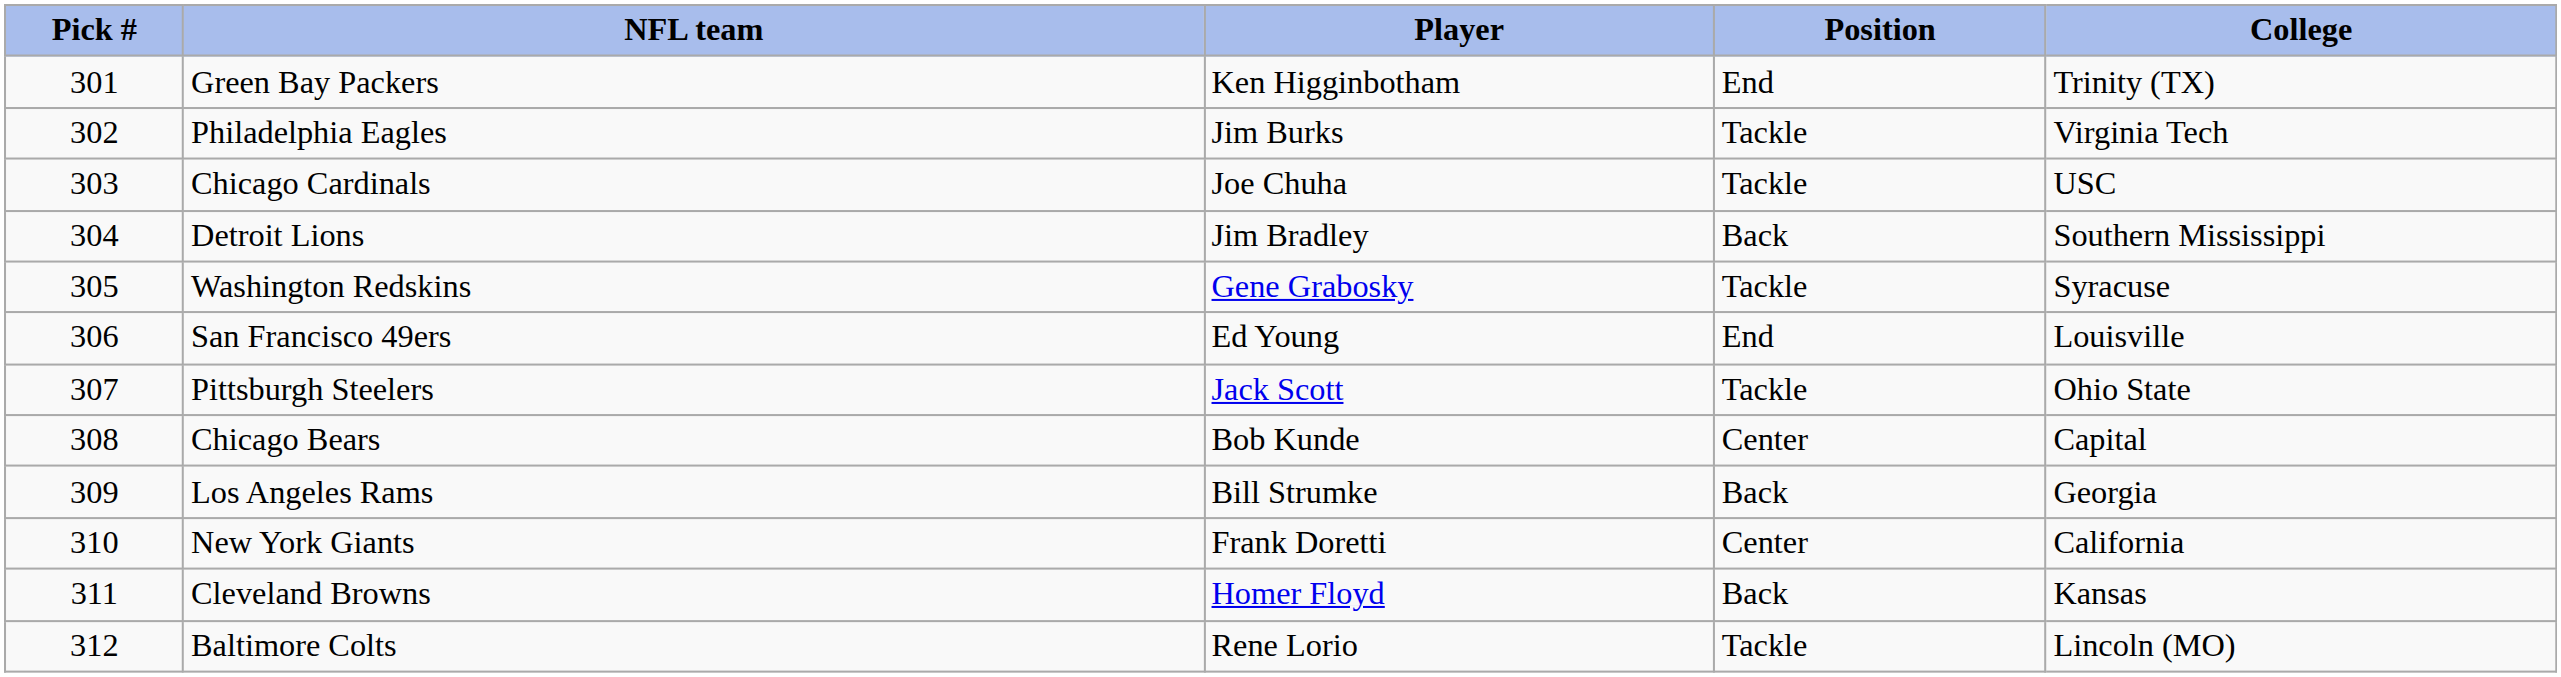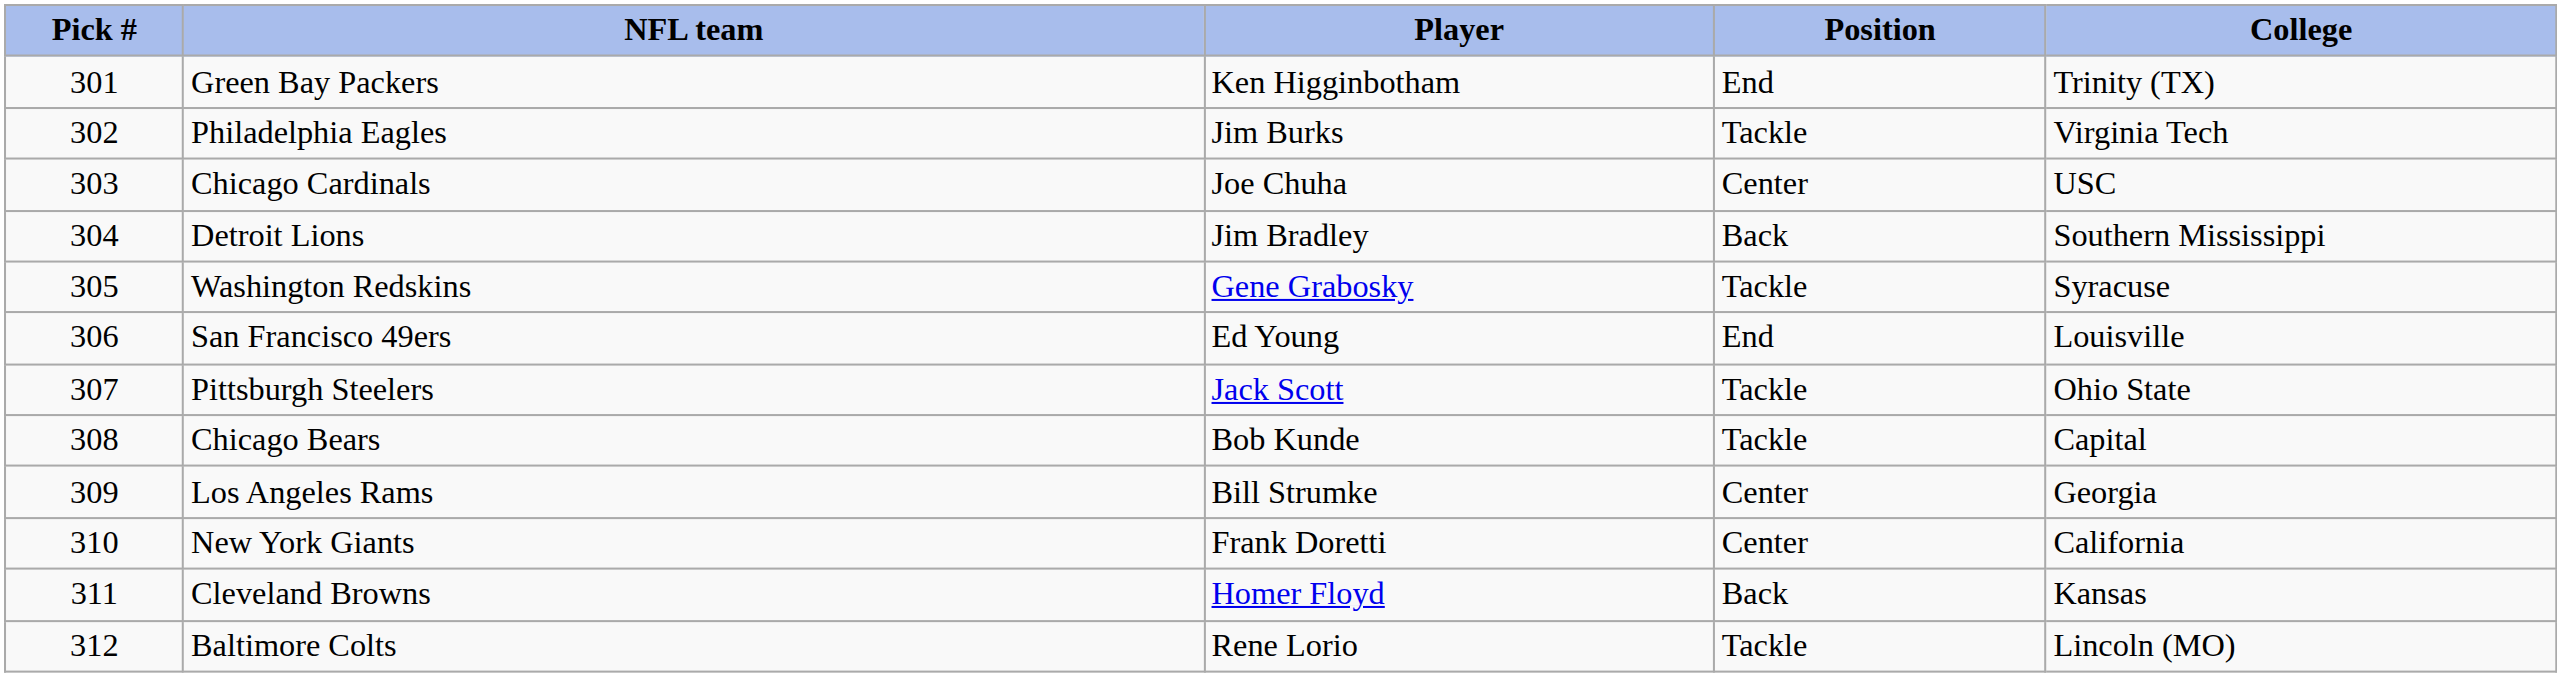(1765, 183) Tackle -> (1765, 183) Center
(1765, 440) Center -> (1765, 440) Tackle
(1755, 491) Back -> (1765, 491) Center
